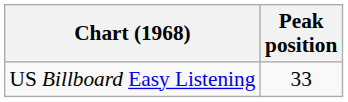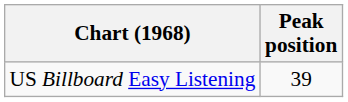(301, 79) 33 -> (301, 79) 39
